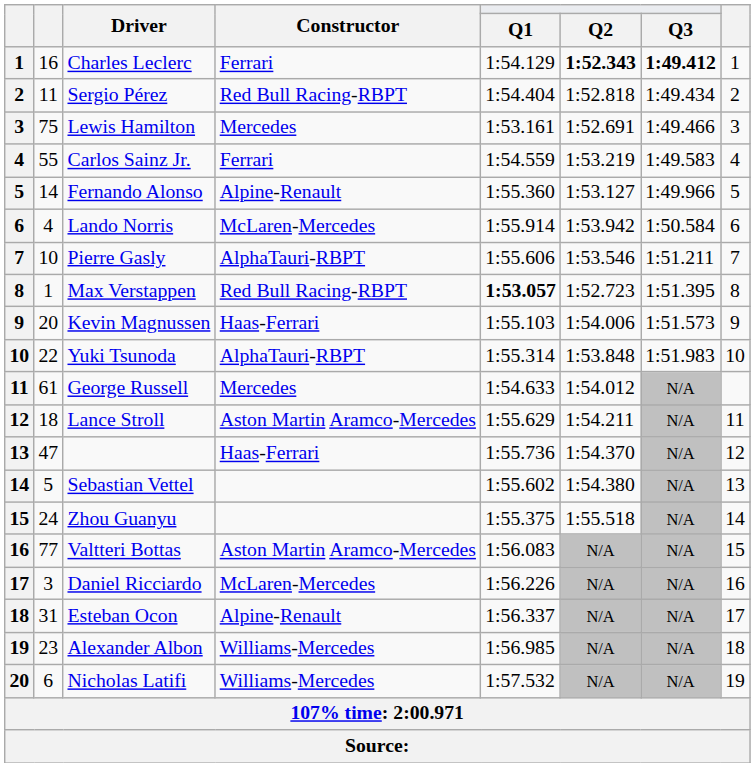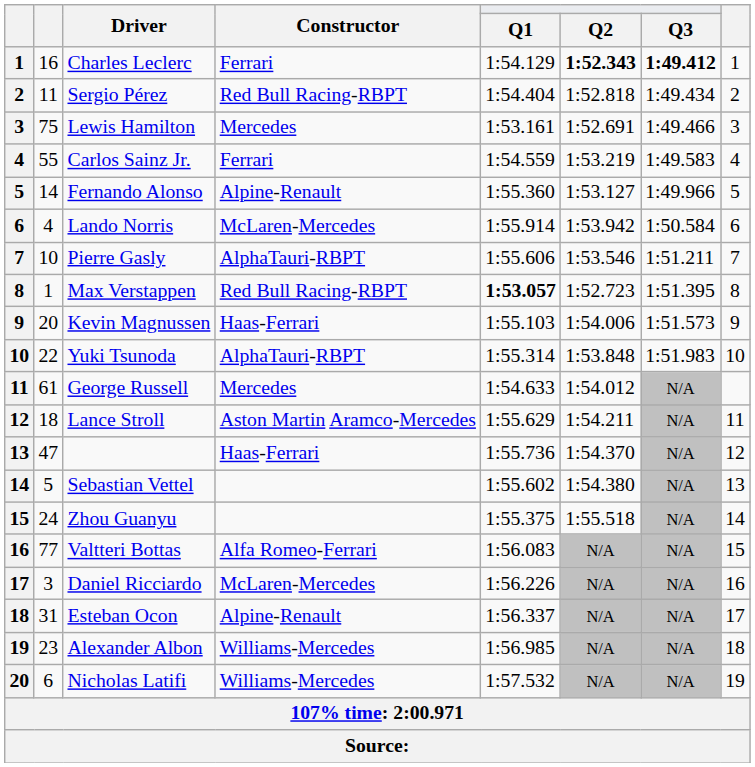(348, 550) Aston Martin Aramco-Mercedes -> (298, 550) Alfa Romeo-Ferrari
